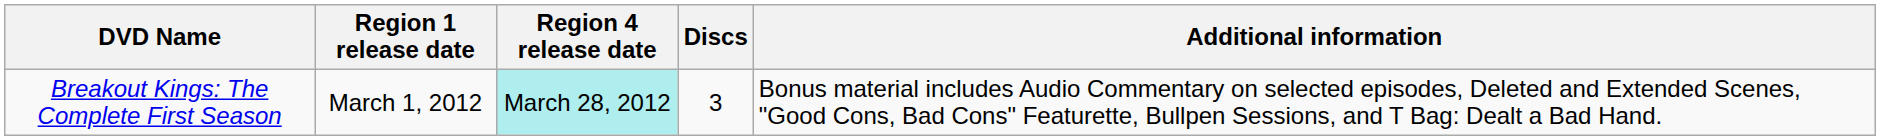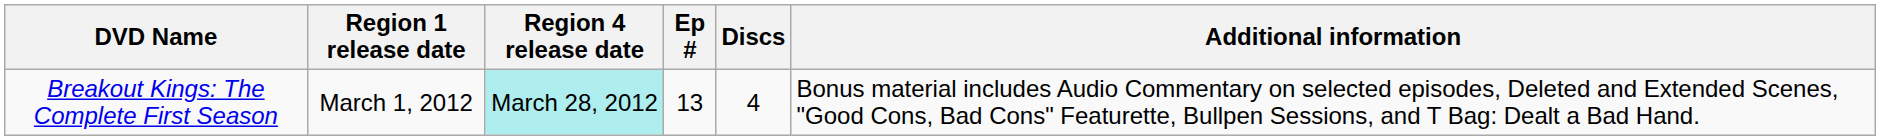+ column: (690, 37)
(716, 102) 3 -> (753, 102) 4
